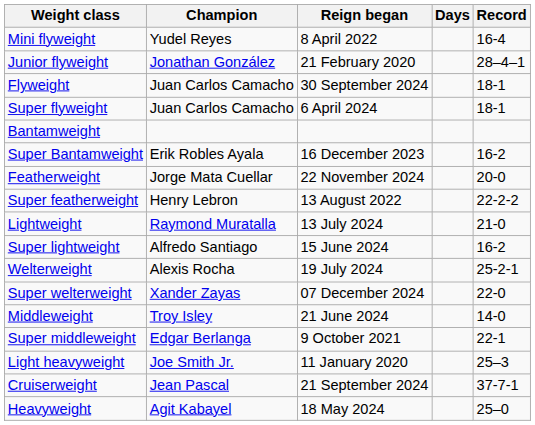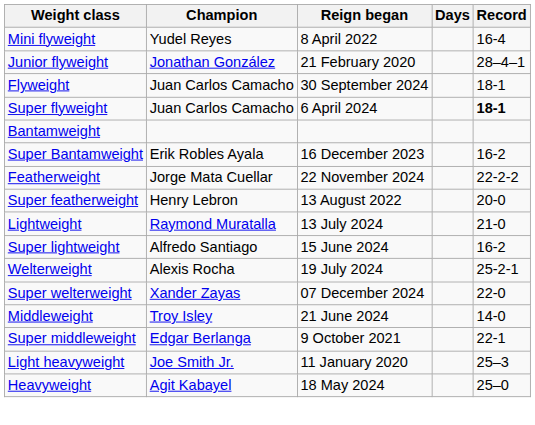(491, 108) normal -> (491, 108) bold
(491, 177) 20-0 -> (498, 177) 22-2-2
(498, 200) 22-2-2 -> (491, 200) 20-0
- row: (52, 385)
